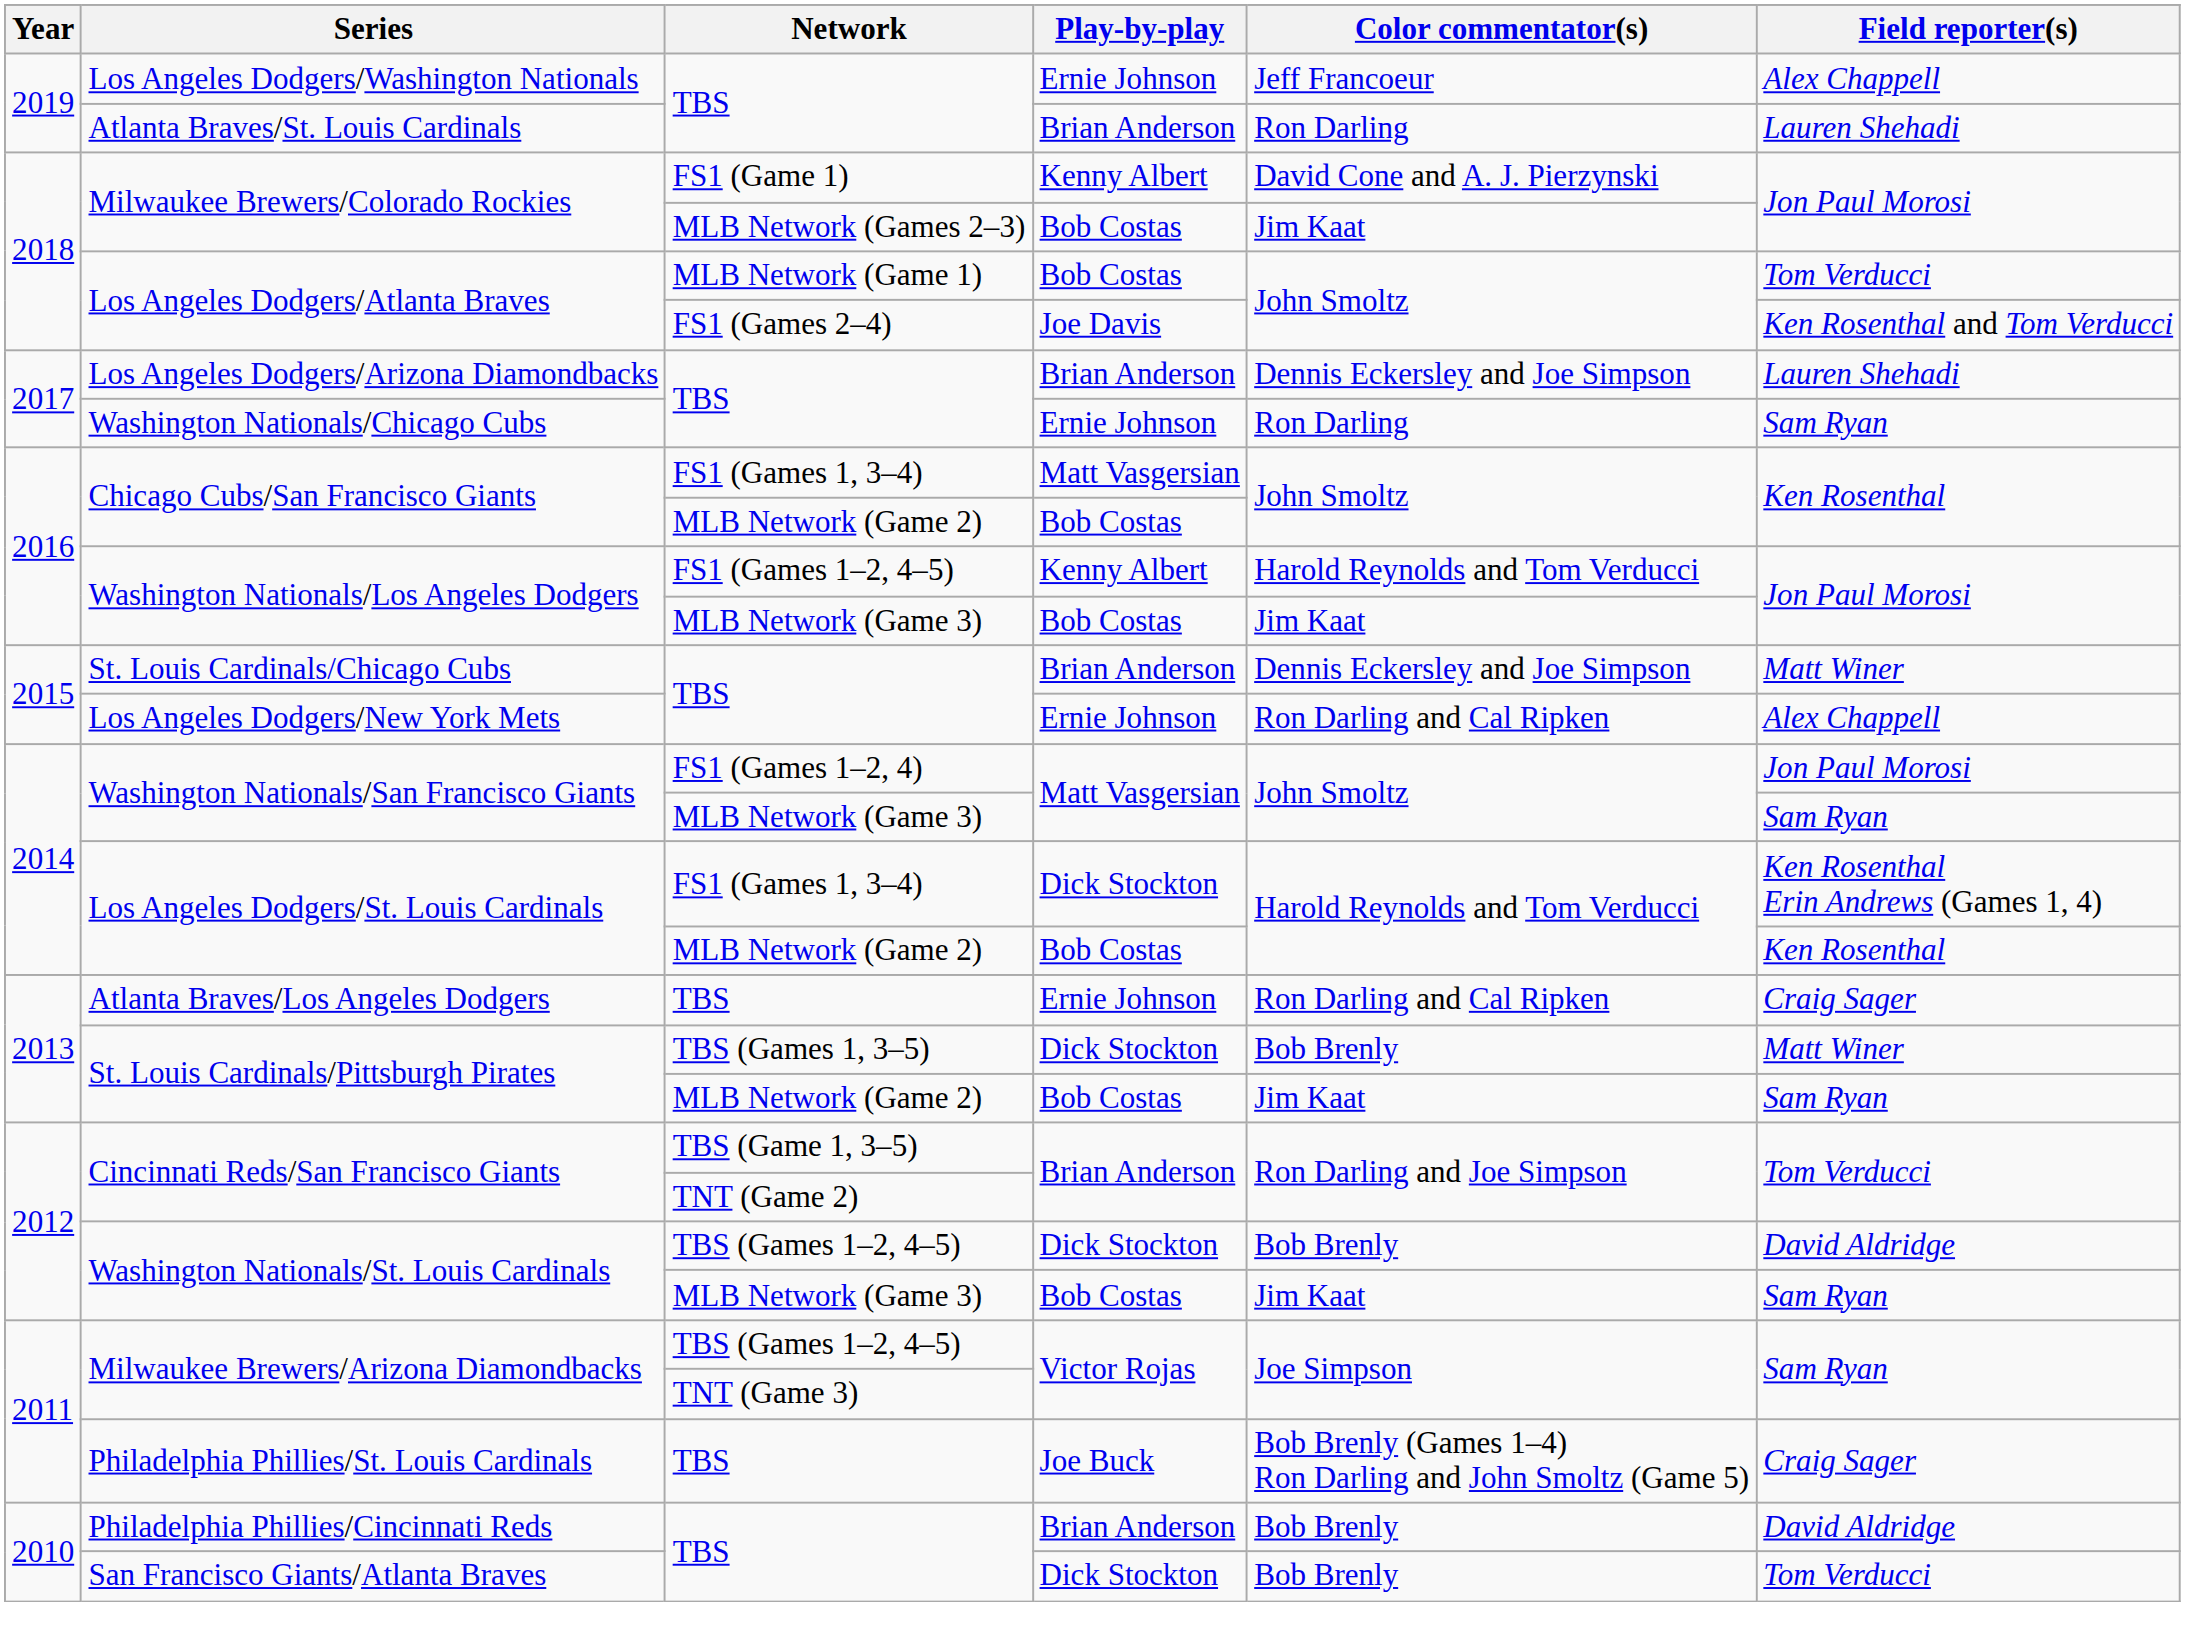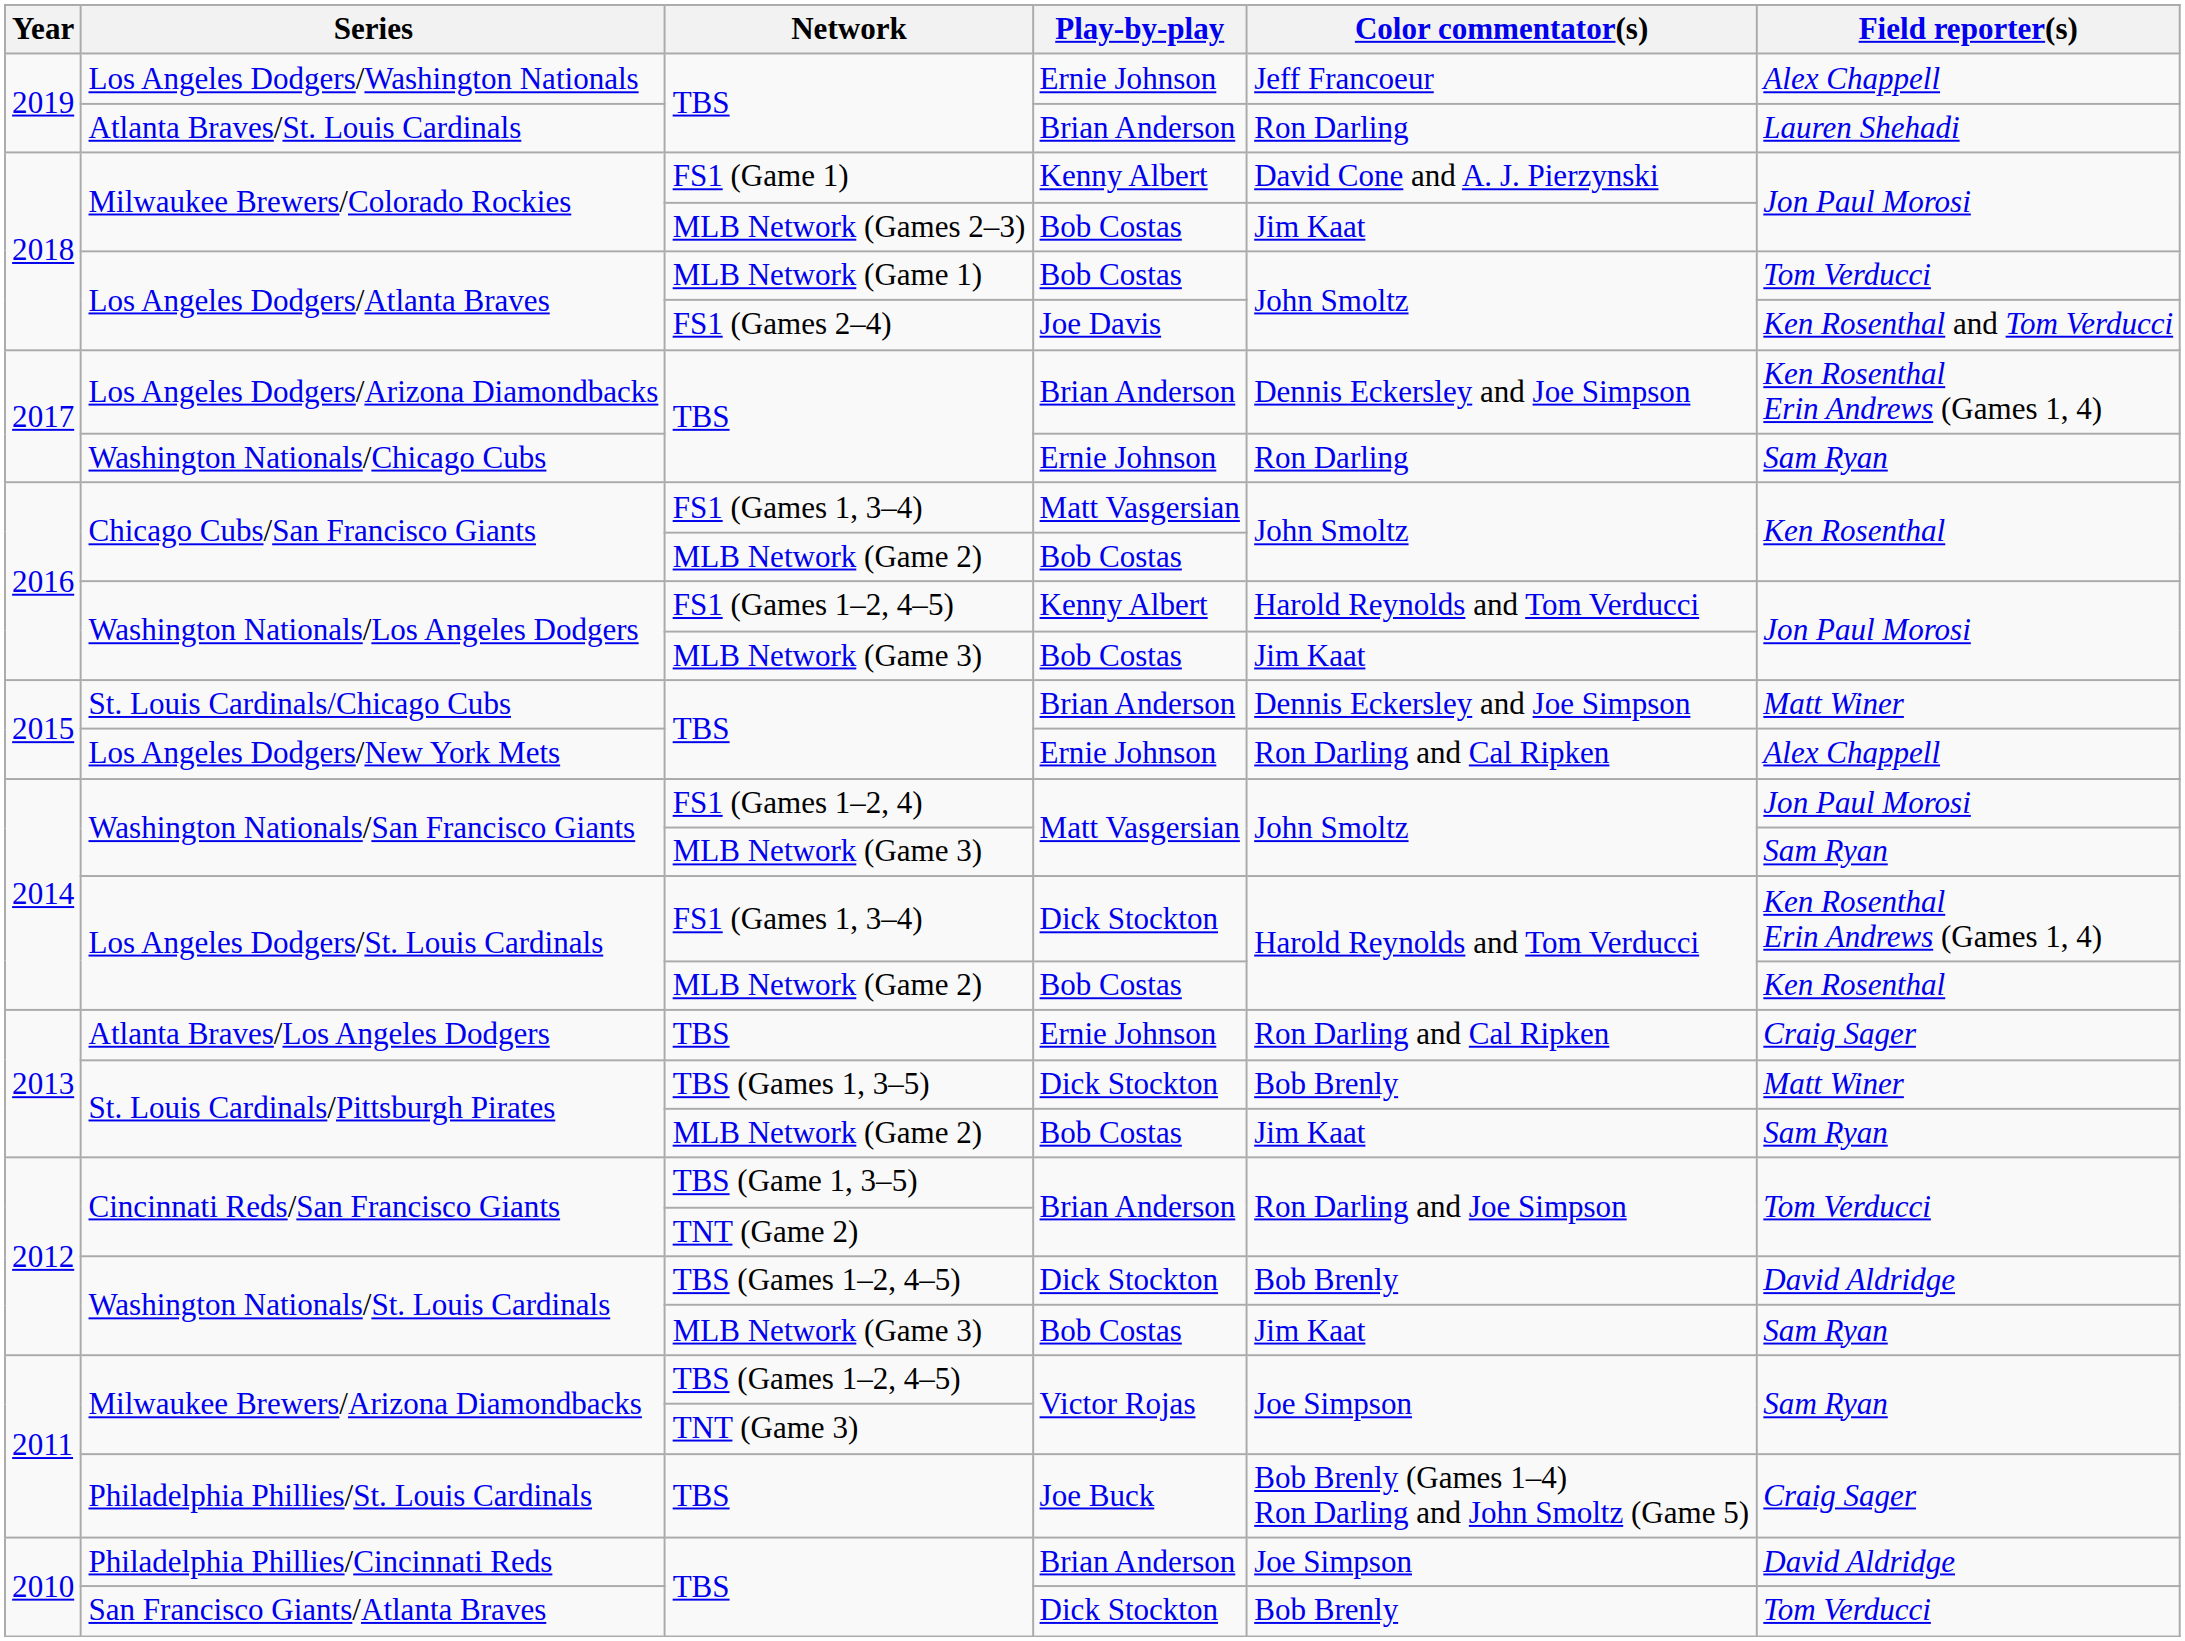(1861, 373) Lauren Shehadi -> (1933, 391) Ken Rosenthal Erin Andrews (Games 1, 4)
(1326, 1526) Bob Brenly -> (1333, 1561) Joe Simpson
